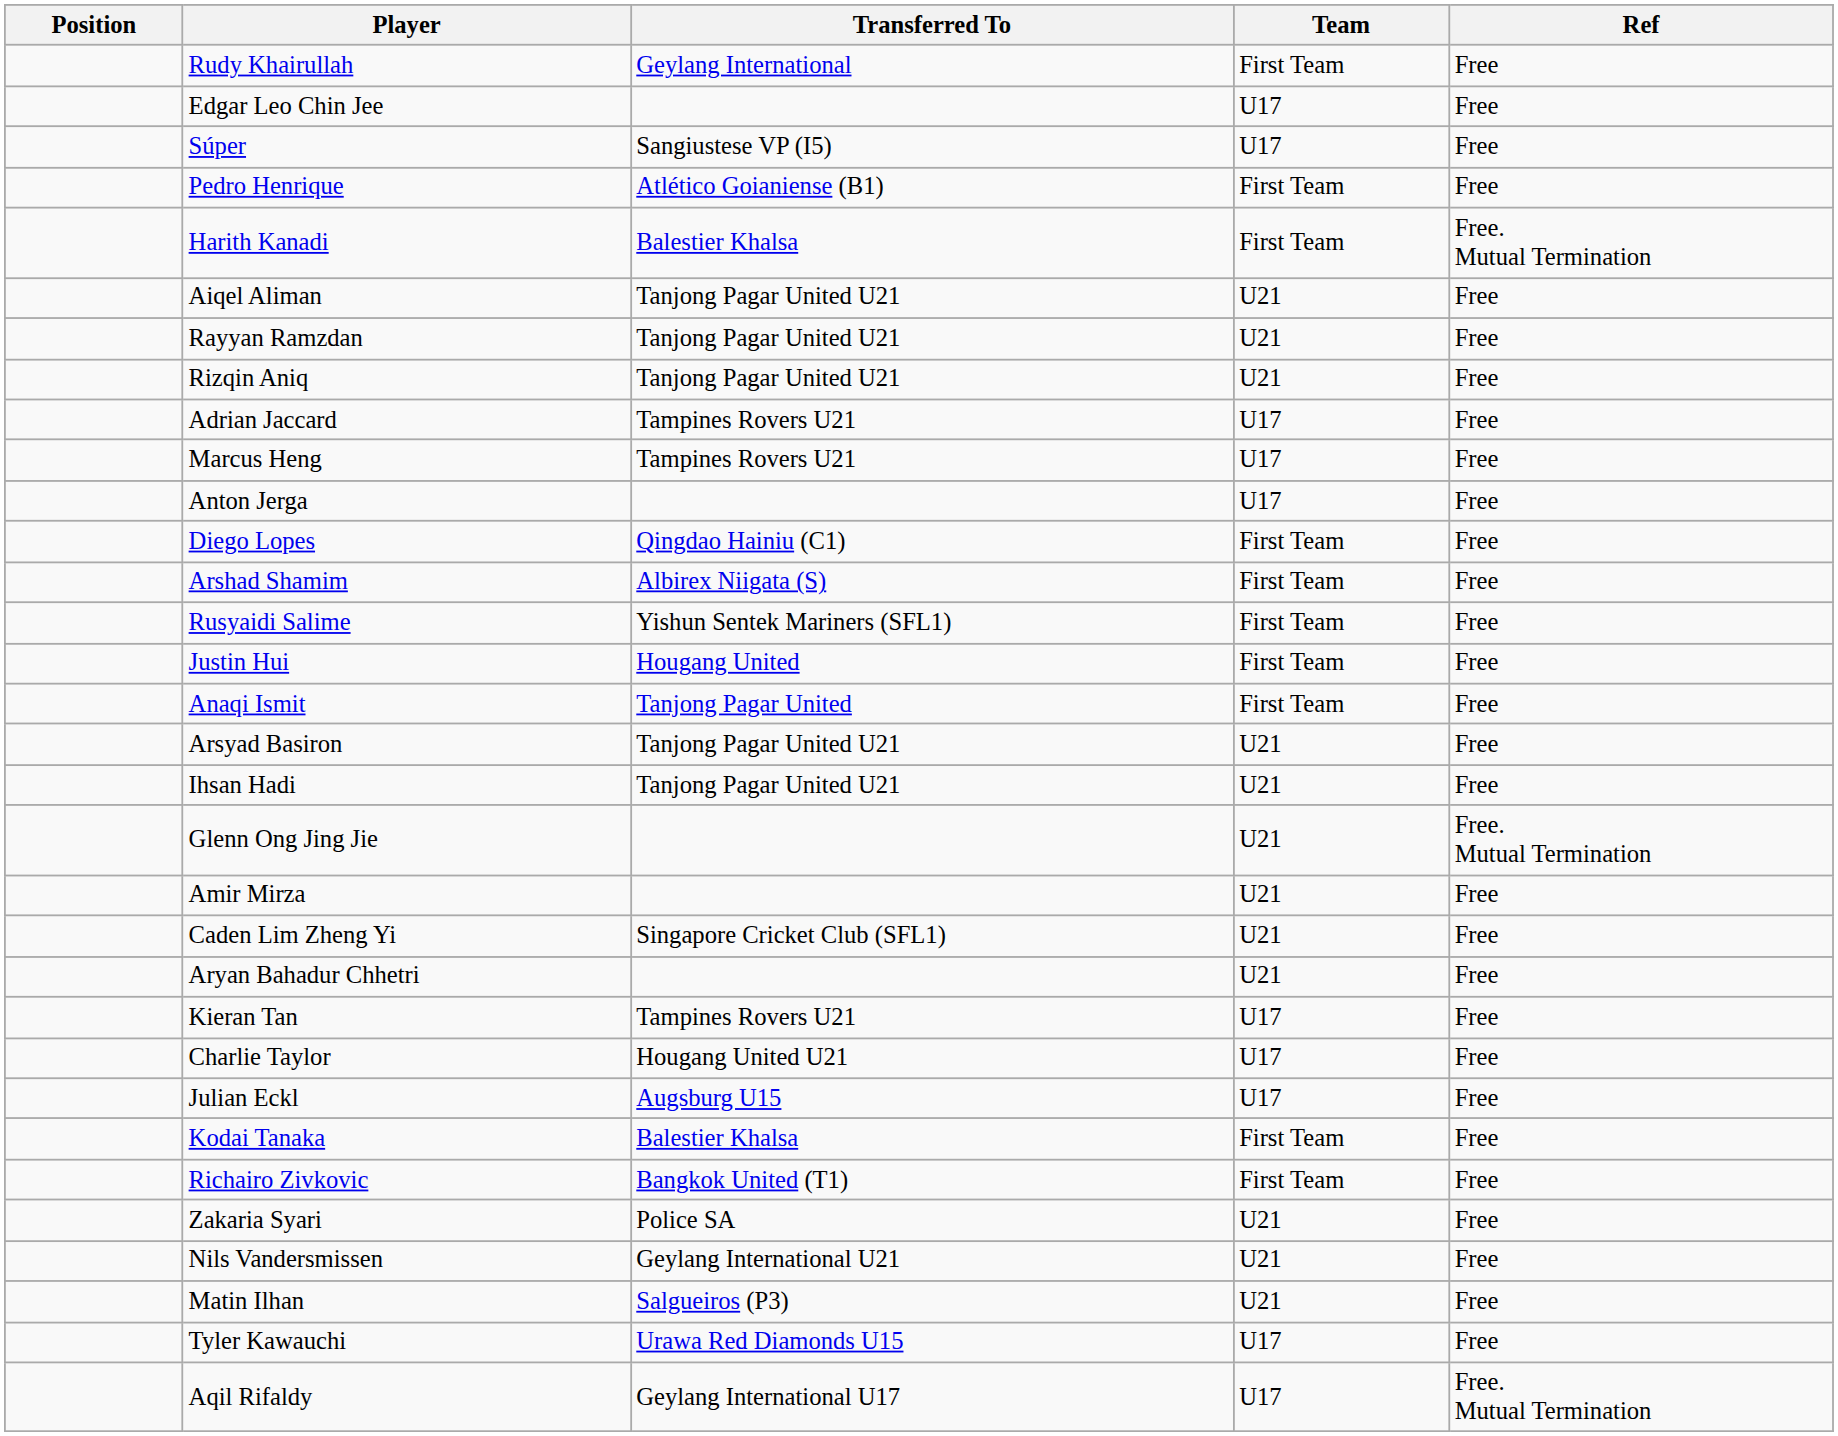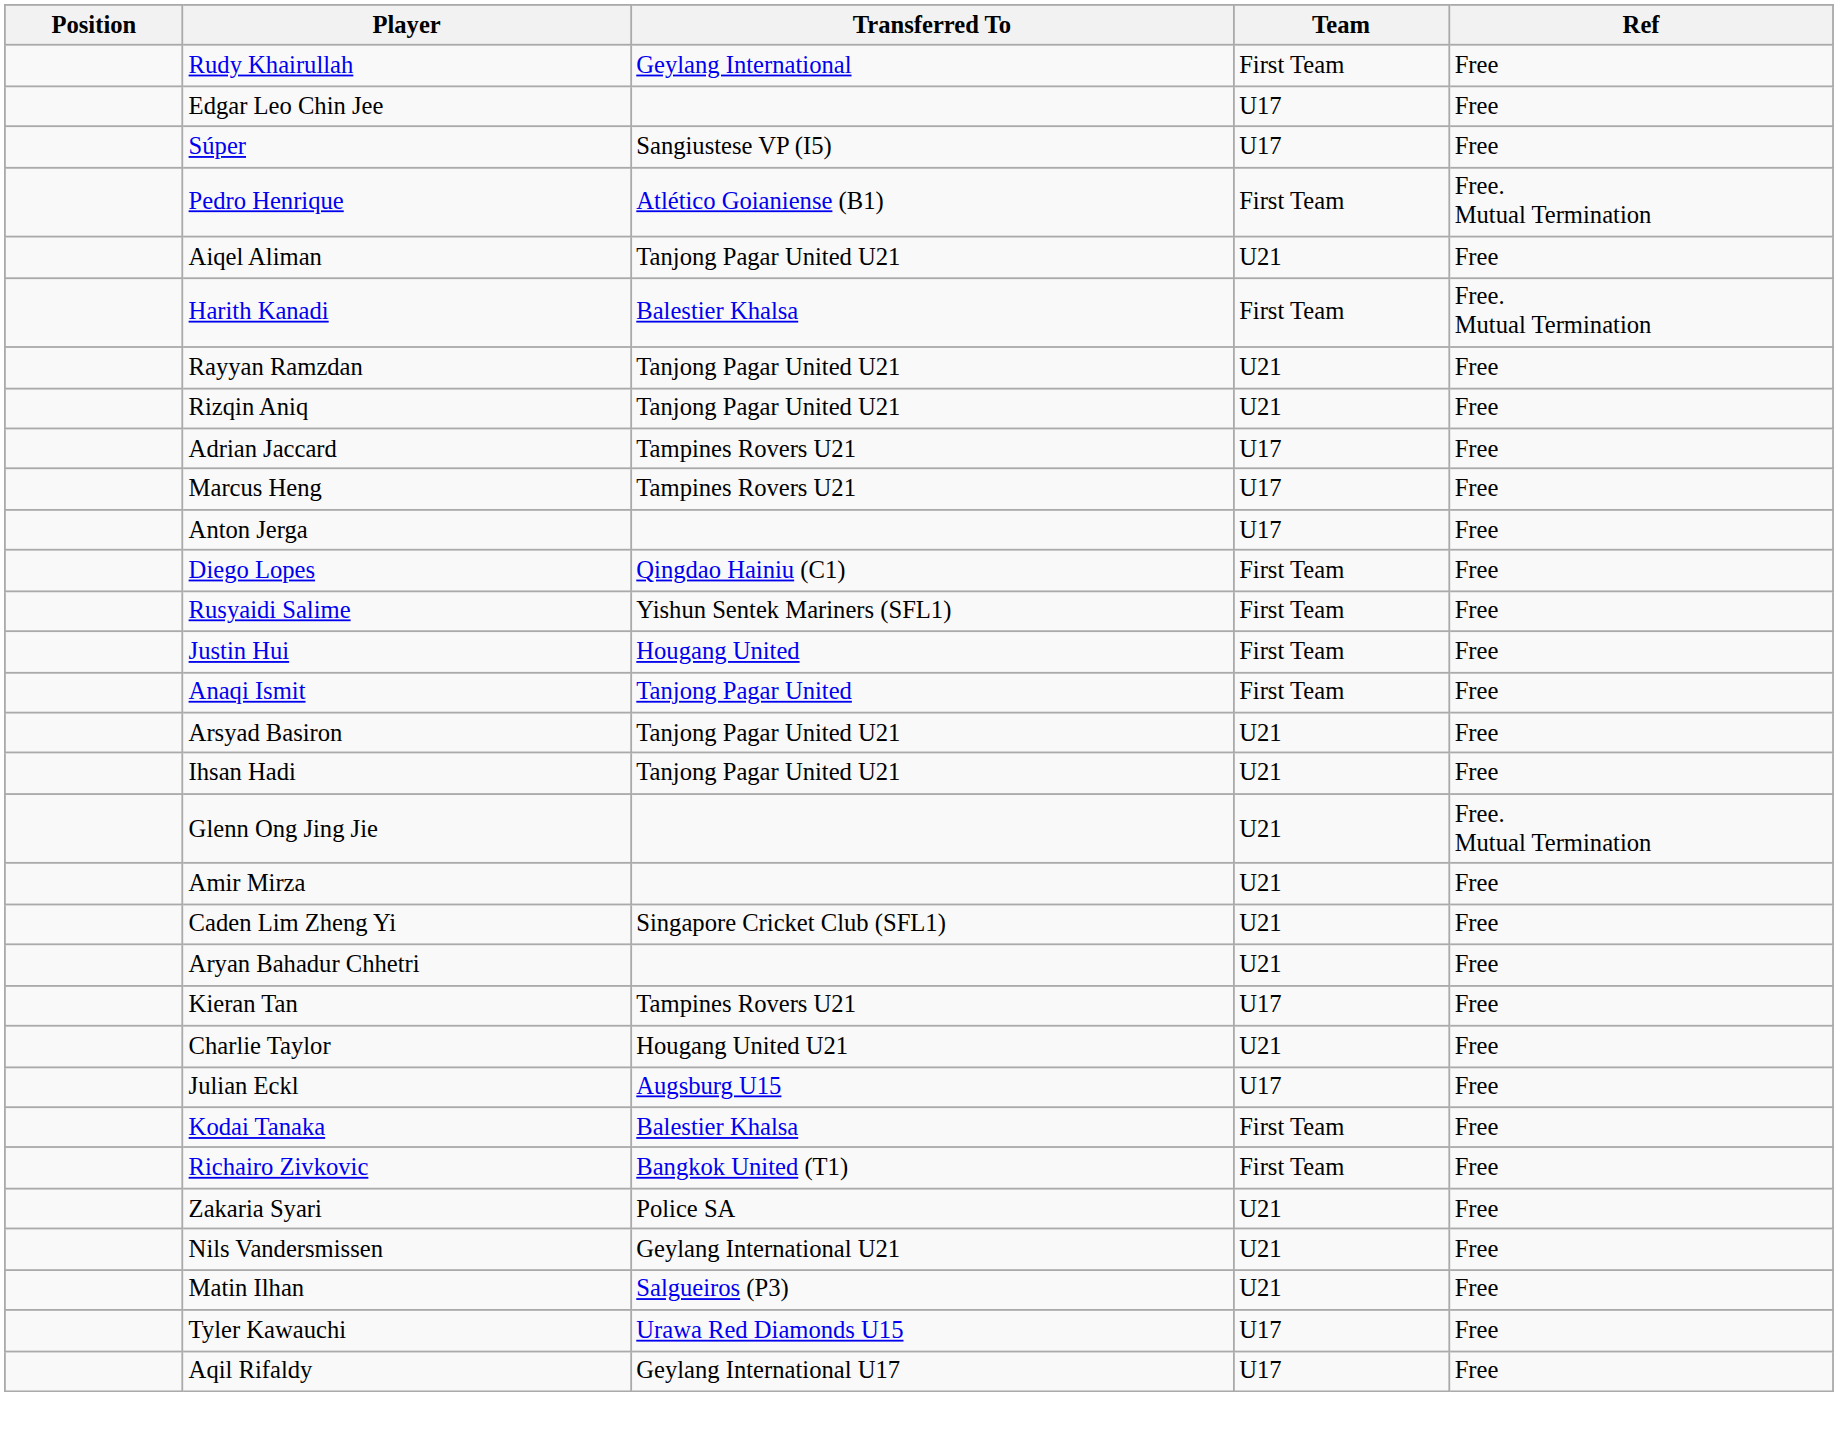(1477, 186) Free -> (1553, 201) Free. Mutual Termination
rows swapped: (259, 241) <-> (255, 297)
- row: (268, 581)
(1260, 1057) U17 -> (1260, 1045) U21
(1553, 1396) Free. Mutual Termination -> (1477, 1370) Free
